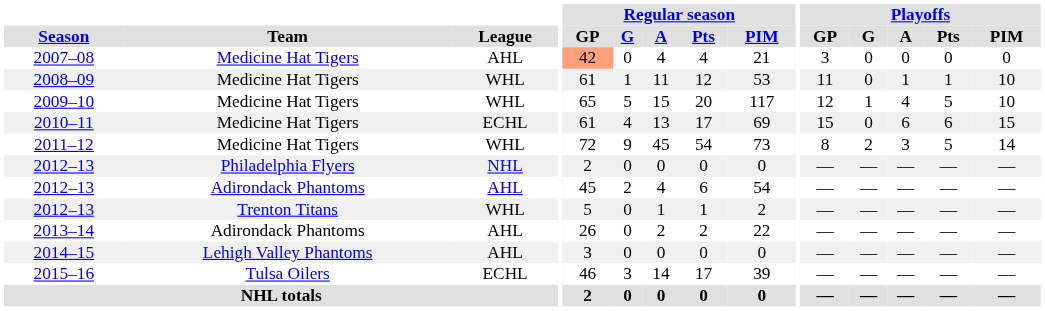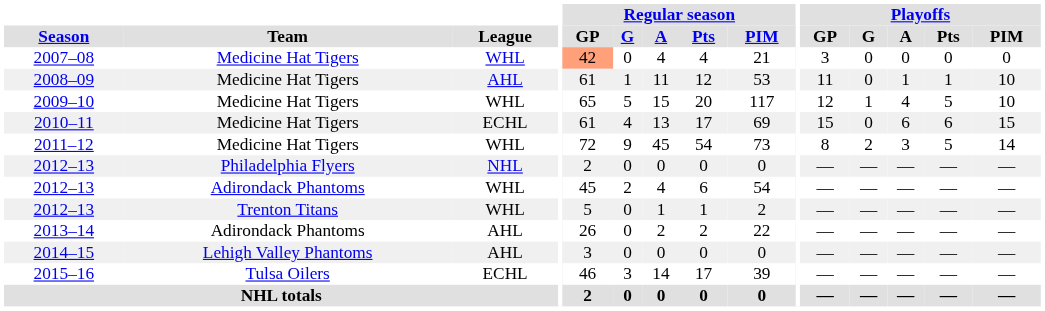(505, 57) AHL -> (505, 57) WHL
(505, 79) WHL -> (505, 79) AHL
(505, 187) AHL -> (505, 187) WHL
